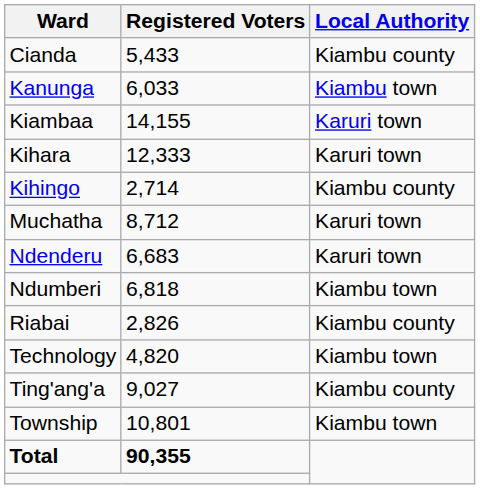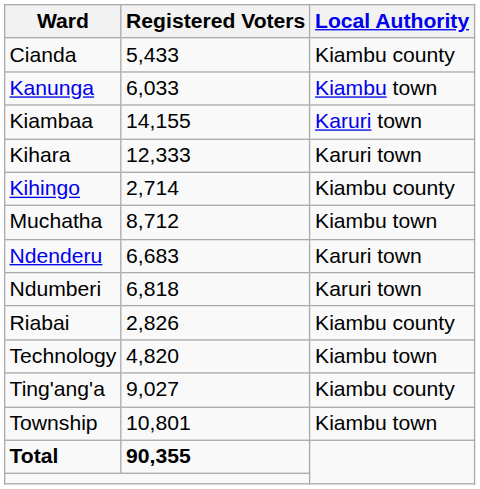(368, 222) Karuri town -> (376, 222) Kiambu town
(376, 289) Kiambu town -> (368, 289) Karuri town
